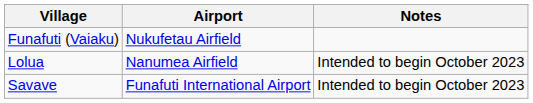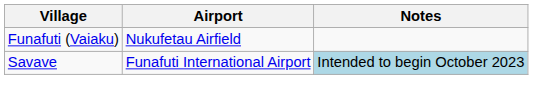- row: (26, 62)
(421, 86) no background -> (421, 62) lightblue background
